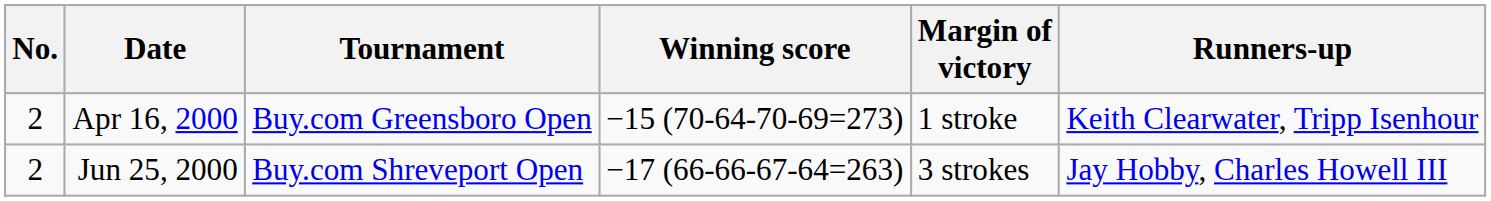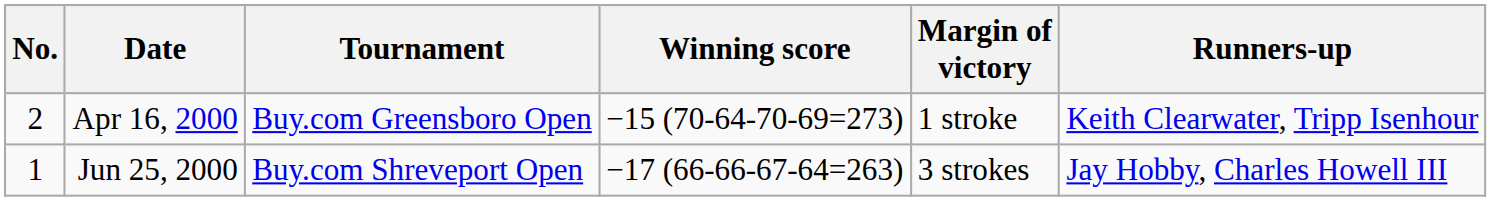(35, 170) 2 -> (35, 170) 1
